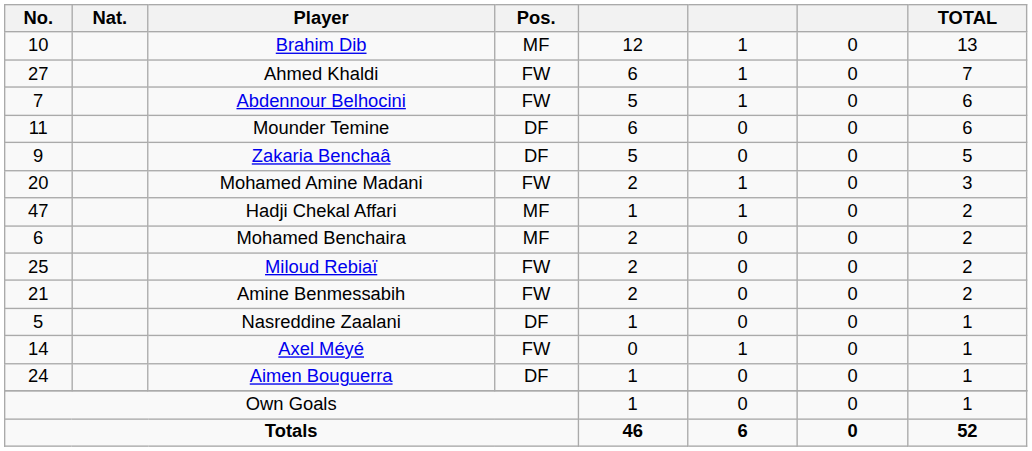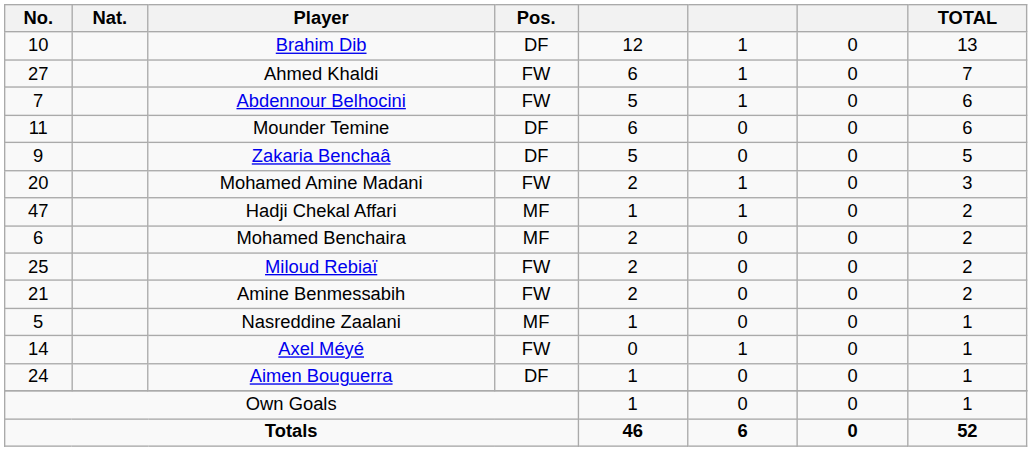(536, 45) MF -> (536, 45) DF
(536, 321) DF -> (536, 321) MF
